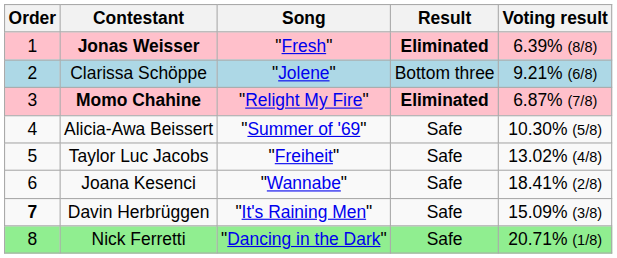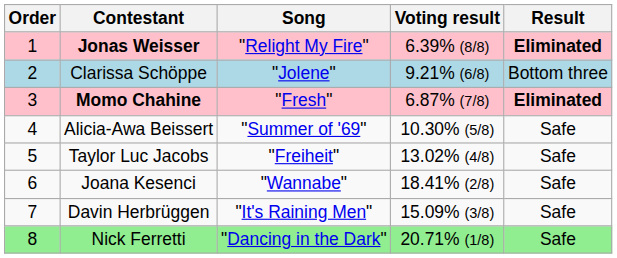columns swapped: (445, 18) <-> (555, 18)
(304, 45) "Fresh" -> (304, 45) "Relight My Fire"
(304, 101) "Relight My Fire" -> (304, 101) "Fresh"
(32, 211) bold -> (32, 211) normal
